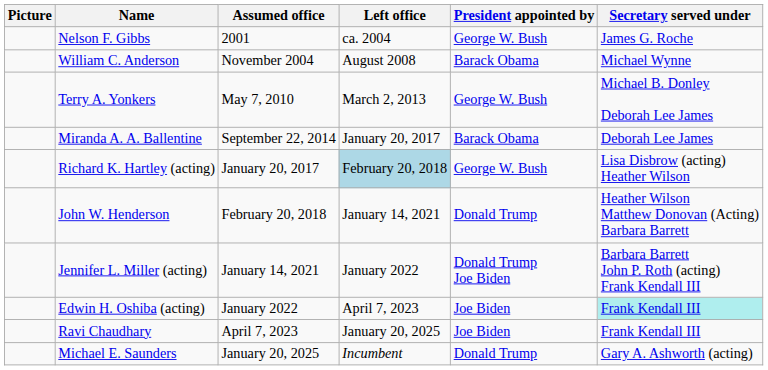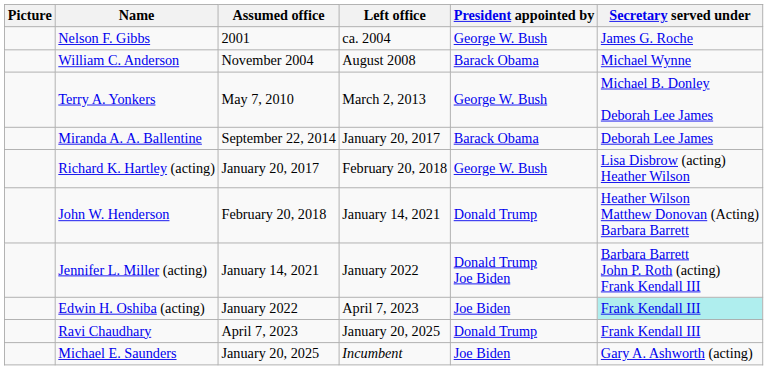(395, 168) lightblue background -> (395, 168) no background
(482, 331) Joe Biden -> (495, 331) Donald Trump
(495, 353) Donald Trump -> (482, 353) Joe Biden
